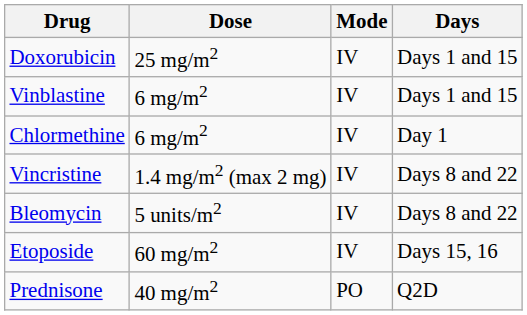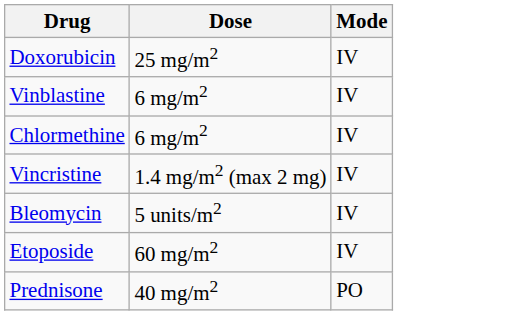- column: (457, 21)
